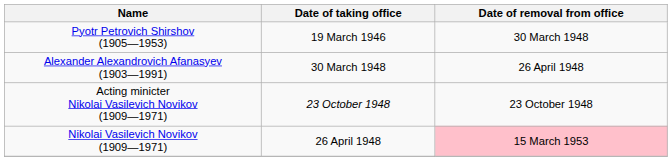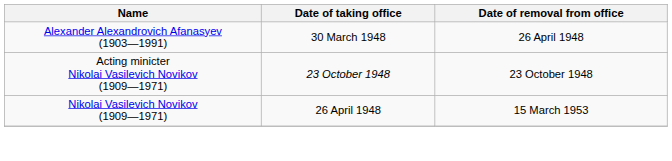- row: (133, 37)
(551, 141) pink background -> (551, 110) no background
